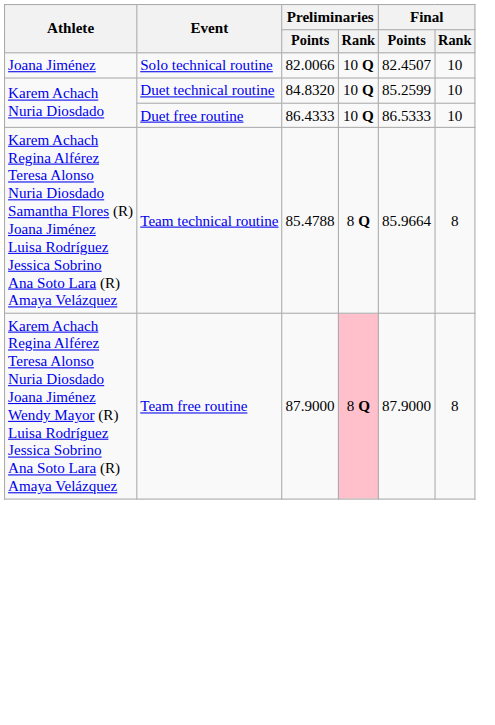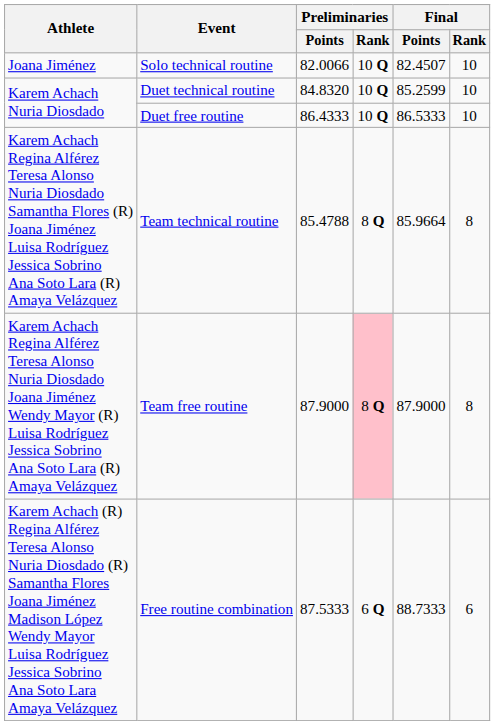+ row: (217, 610)
